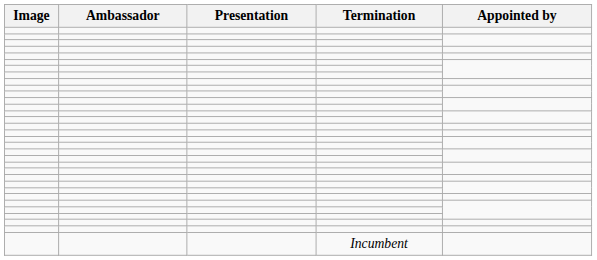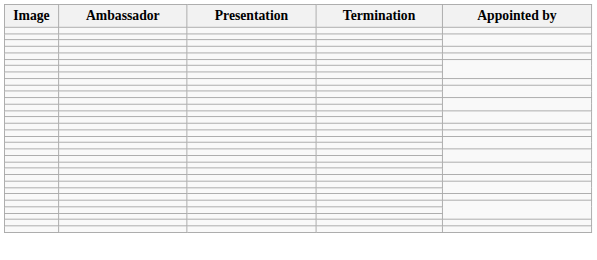- row: (31, 244)
